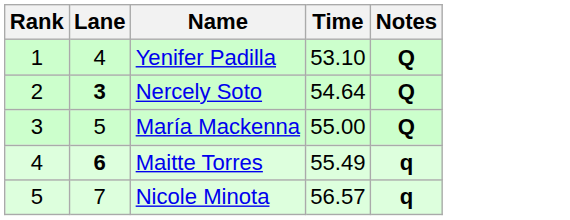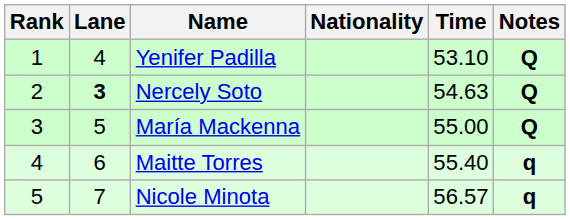+ column: (367, 22)
(338, 92) 54.64 -> (461, 92) 54.63
(100, 162) bold -> (100, 162) normal
(338, 162) 55.49 -> (461, 162) 55.40
